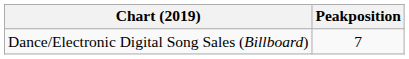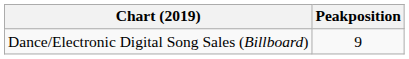(358, 41) 7 -> (358, 41) 9
